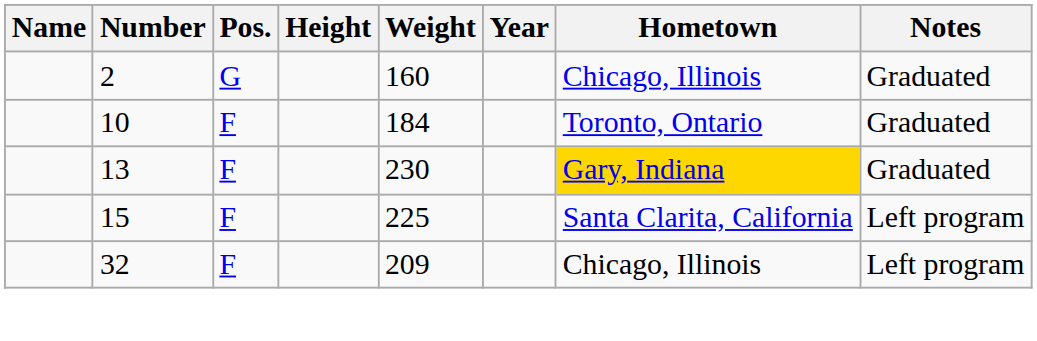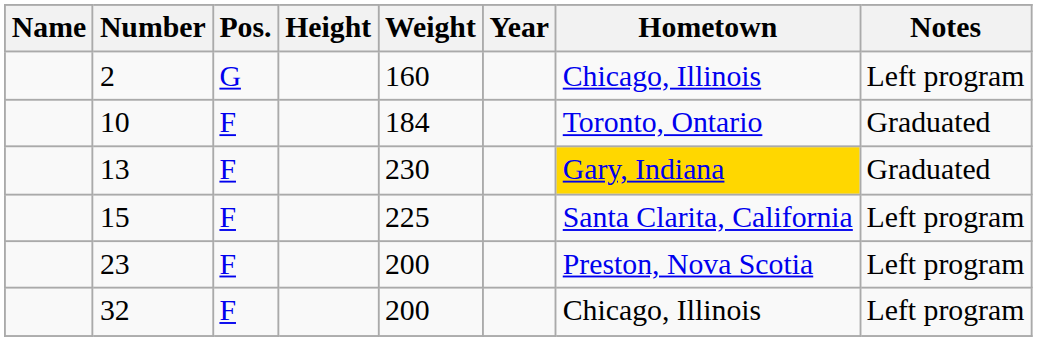(929, 75) Graduated -> (945, 75) Left program
+ row: (115, 264)
(407, 264) 209 -> (407, 311) 200
